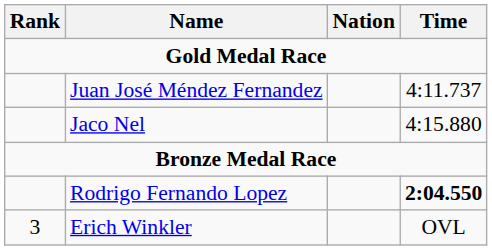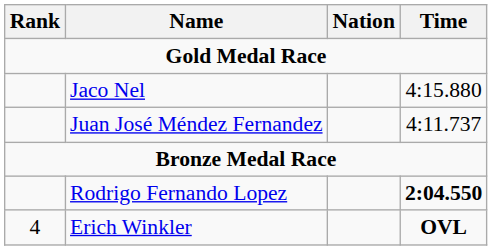rows swapped: (196, 90) <-> (108, 124)
(35, 227) 3 -> (35, 227) 4
(444, 227) normal -> (444, 227) bold
